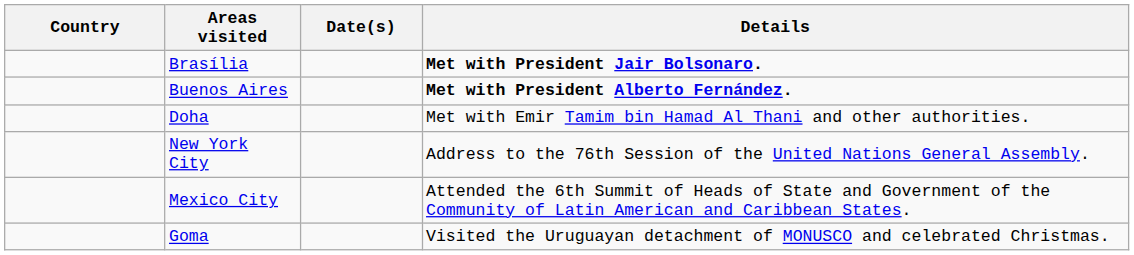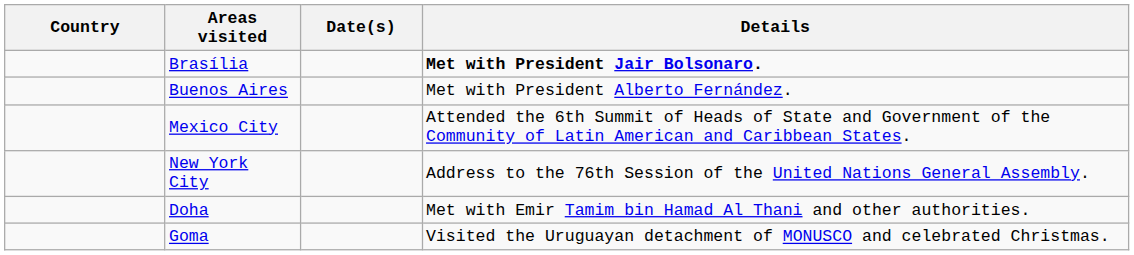(609, 91) bold -> (609, 91) normal
rows swapped: (224, 200) <-> (189, 118)
